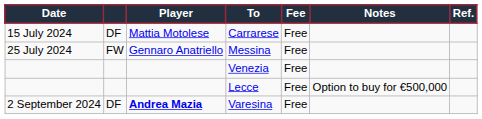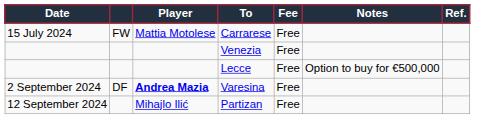(114, 32) DF -> (121, 32) FW
- row: (249, 50)
+ row: (242, 105)
